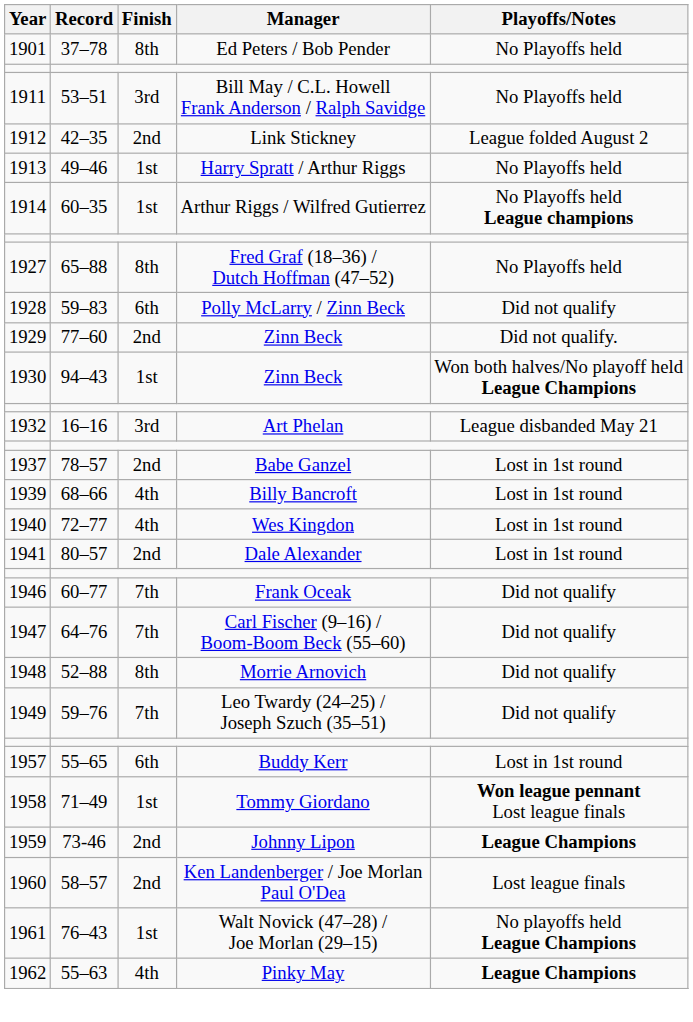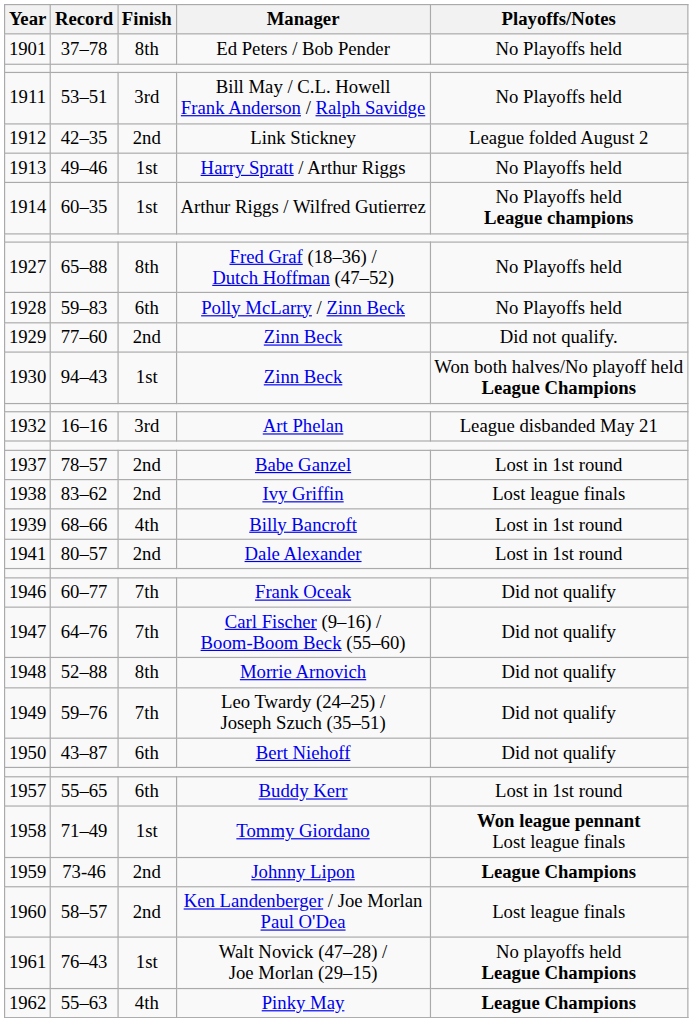(559, 307) Did not qualify -> (559, 307) No Playoffs held
+ row: (28, 494)
- row: (28, 524)
+ row: (28, 752)
